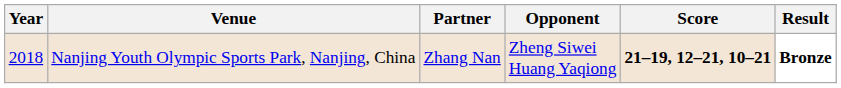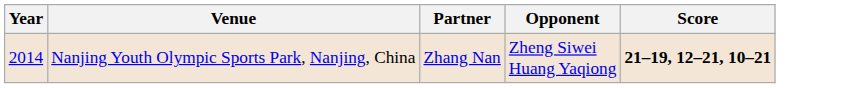- column: (805, 19)
(26, 57) 2018 -> (26, 57) 2014
